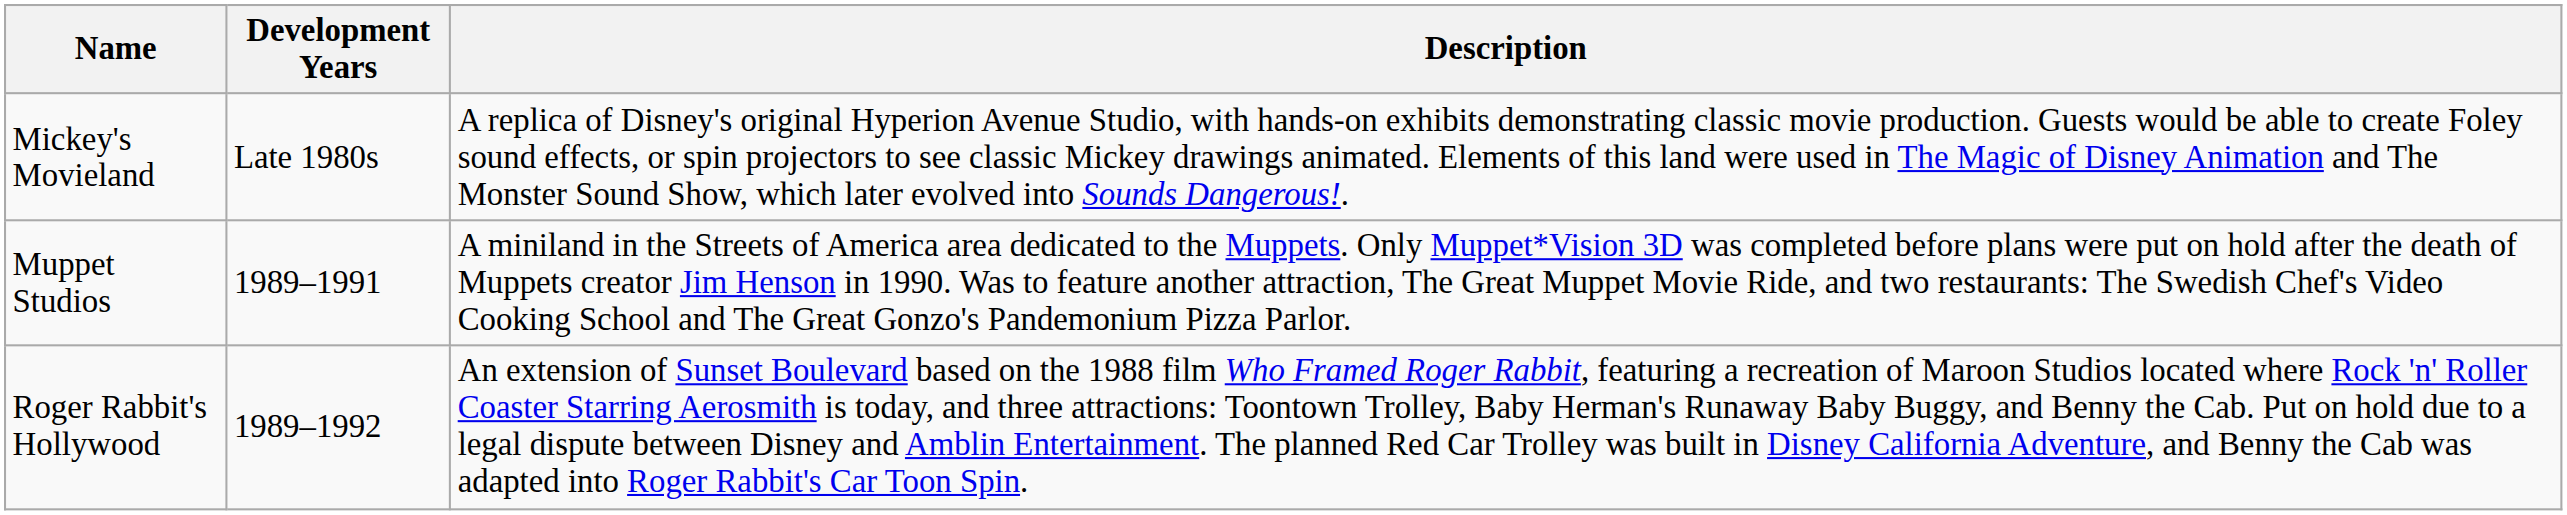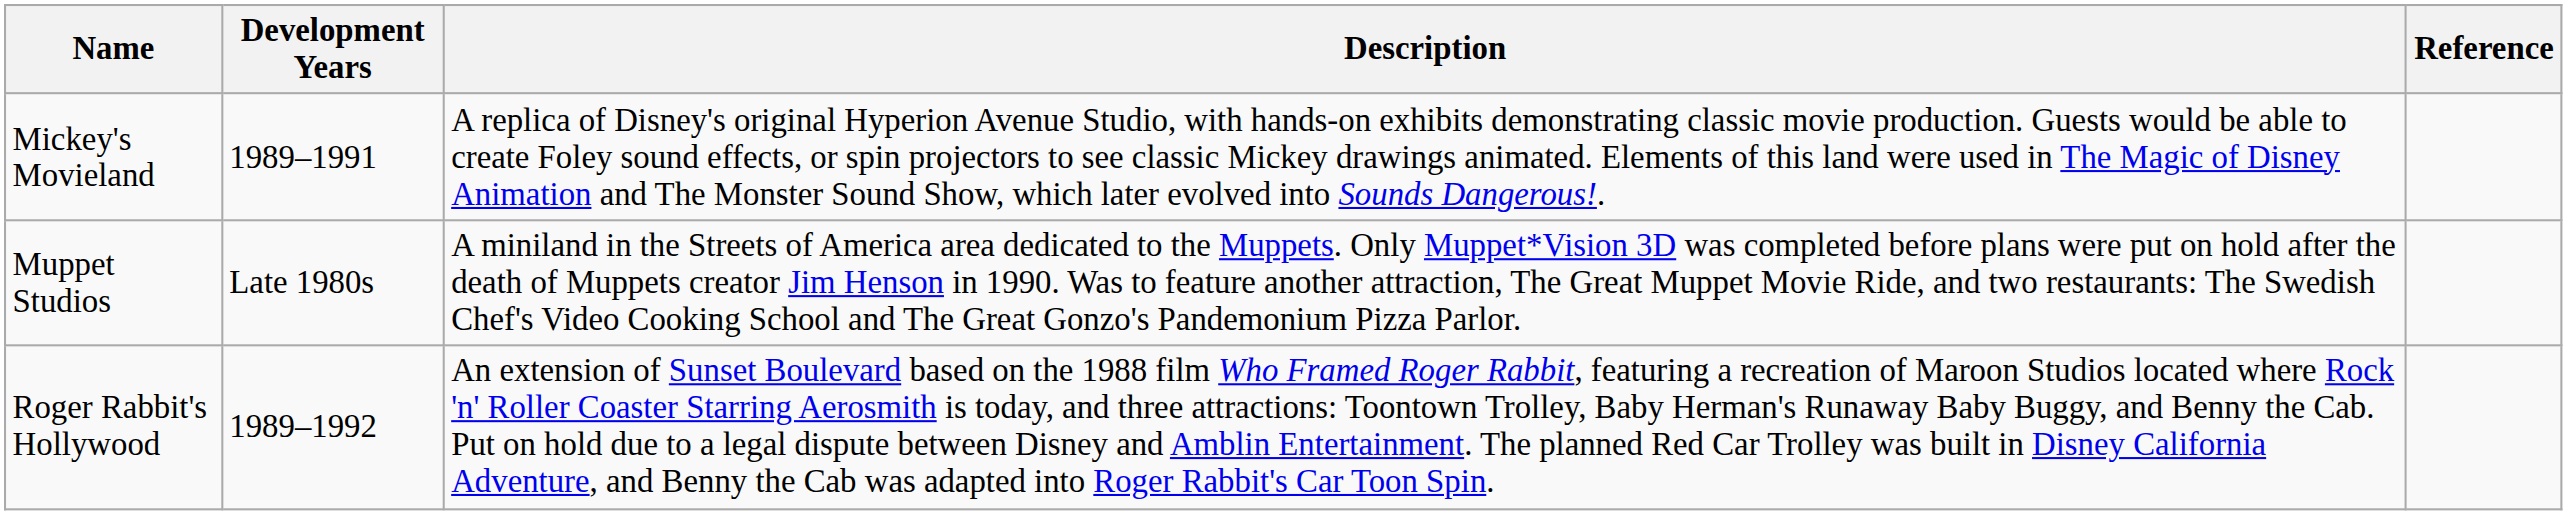+ column: (2484, 48)
(306, 156) Late 1980s -> (303, 156) 1989–1991
(308, 282) 1989–1991 -> (302, 282) Late 1980s
